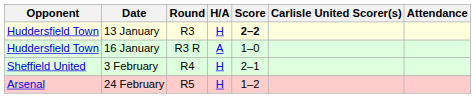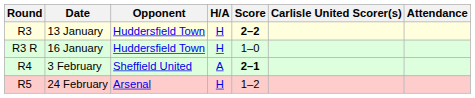columns swapped: (187, 13) <-> (53, 13)
(220, 48) A -> (220, 48) H
(220, 66) H -> (220, 66) A
(250, 66) normal -> (250, 66) bold
